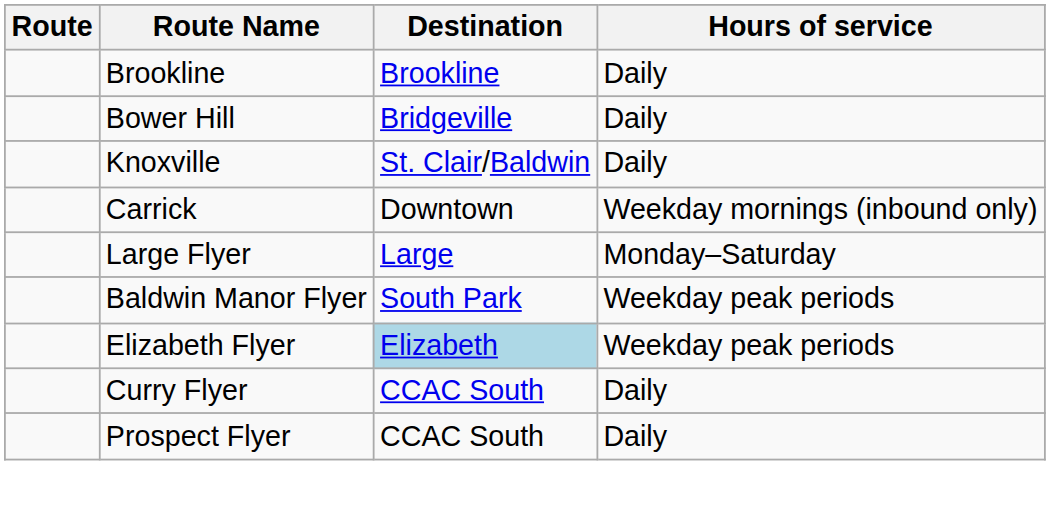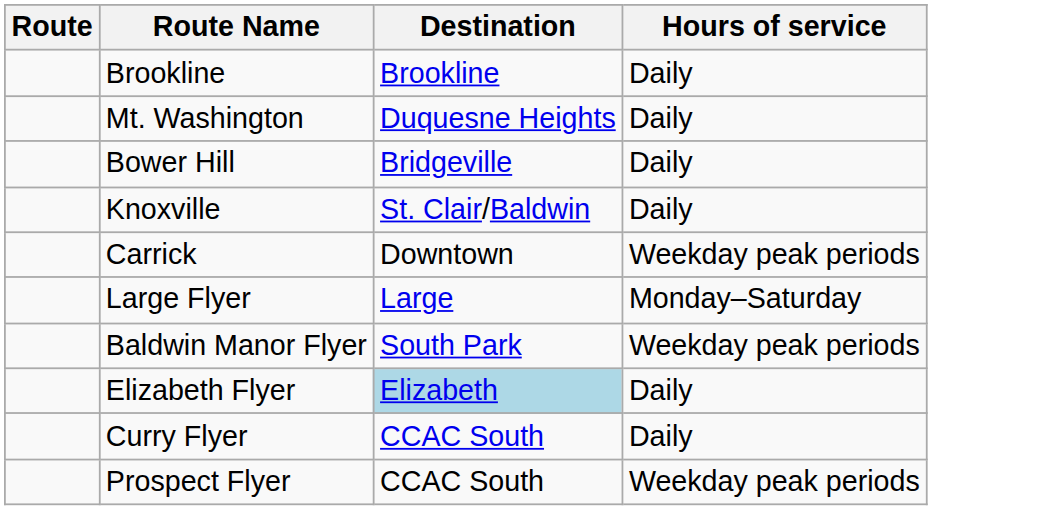+ row: (205, 118)
(820, 208) Weekday mornings (inbound only) -> (774, 254) Weekday peak periods
(749, 345) Weekday peak periods -> (661, 390) Daily
(635, 436) Daily -> (774, 481) Weekday peak periods
